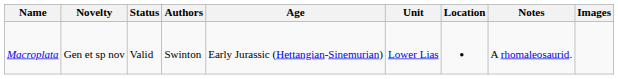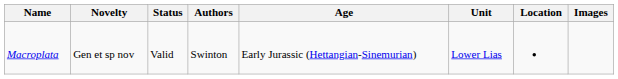- column: (531, 13)
